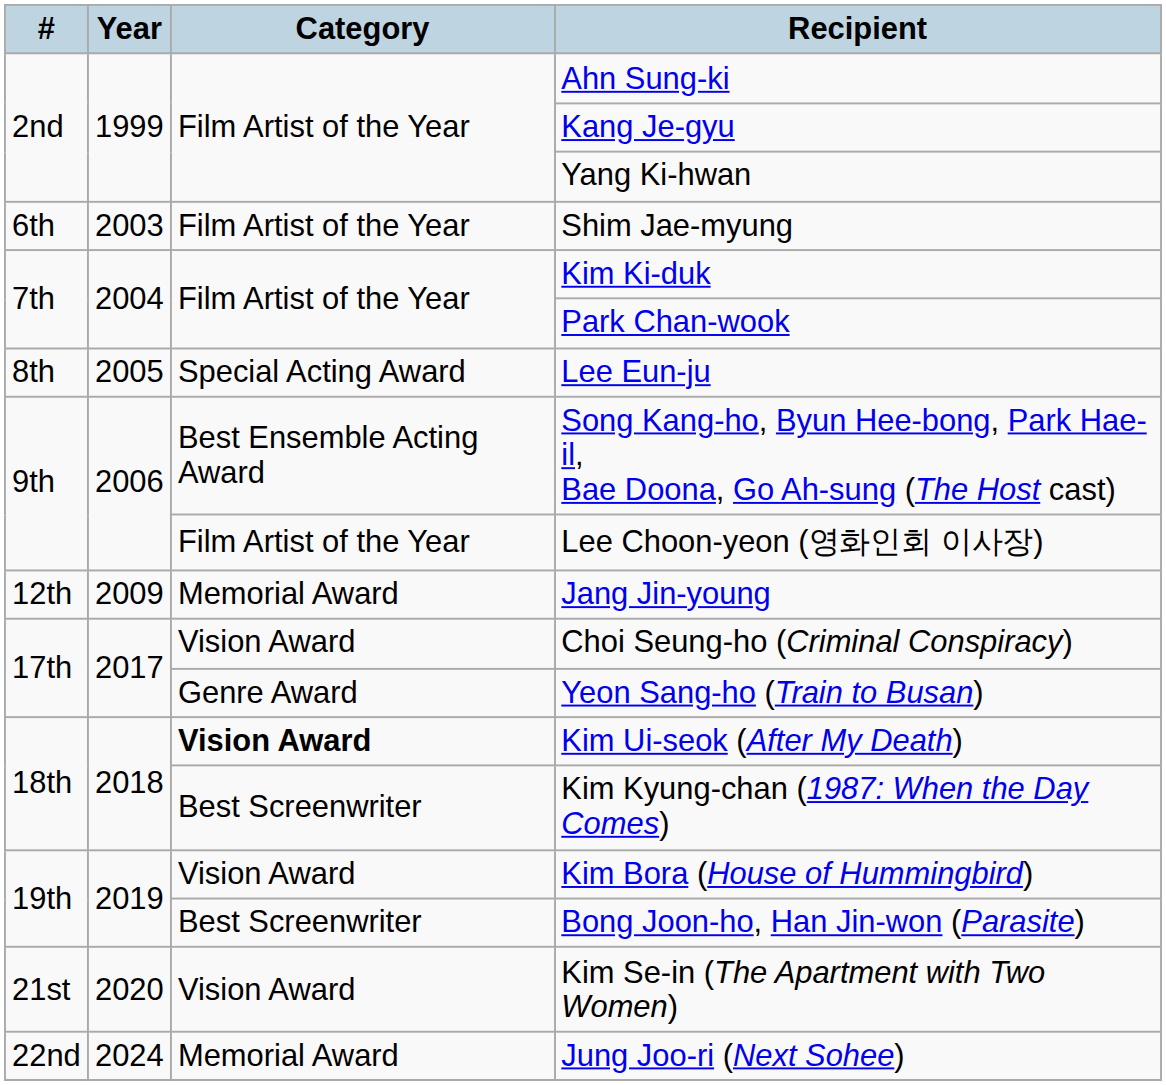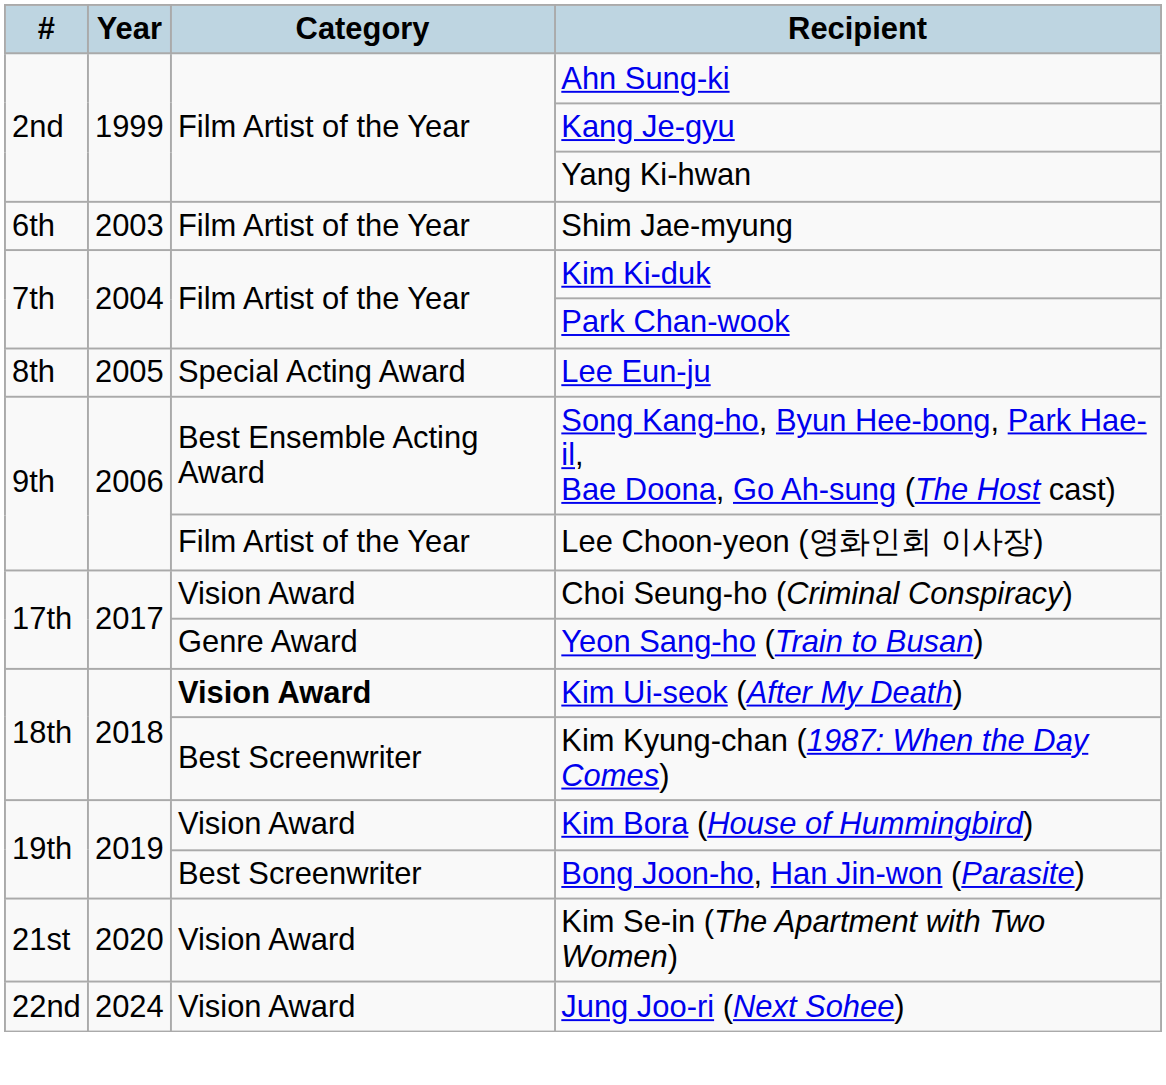- row: (666, 593)
(288, 1055) Memorial Award -> (267, 1006) Vision Award
